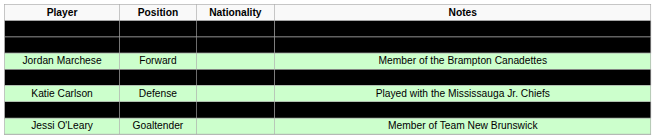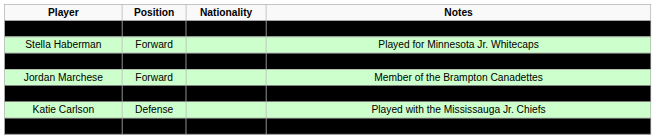+ row: (63, 45)
- row: (62, 126)
